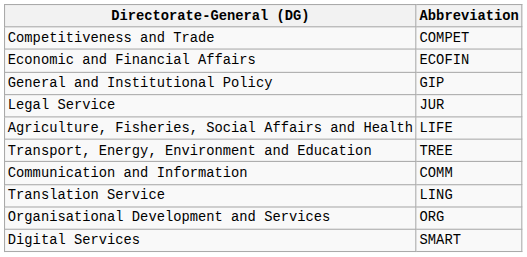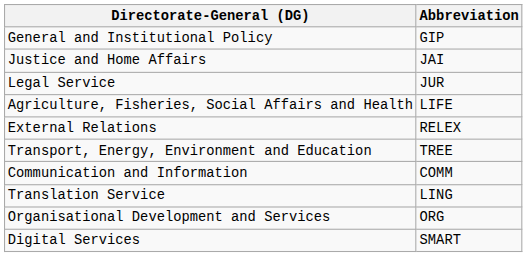- row: (111, 38)
- row: (132, 61)
+ row: (107, 61)
+ row: (82, 128)
